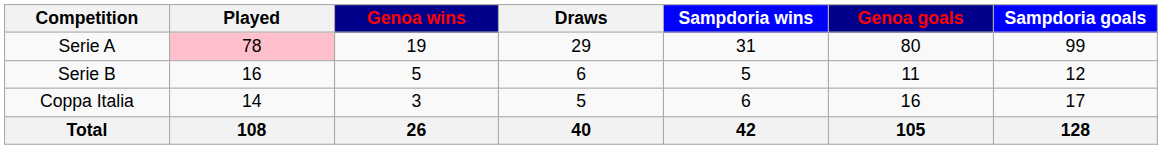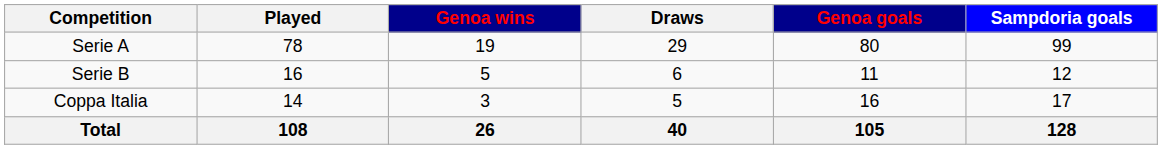- column: (746, 18)
(252, 46) pink background -> (293, 46) no background
